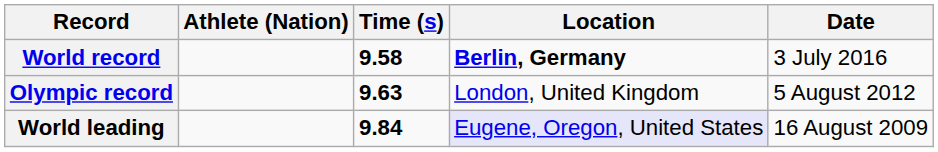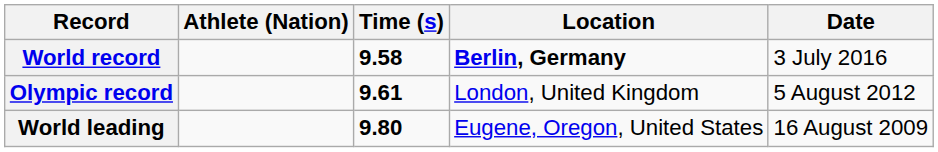(381, 92) 9.63 -> (381, 92) 9.61
(381, 127) 9.84 -> (381, 127) 9.80
(609, 127) lavender background -> (609, 127) no background
